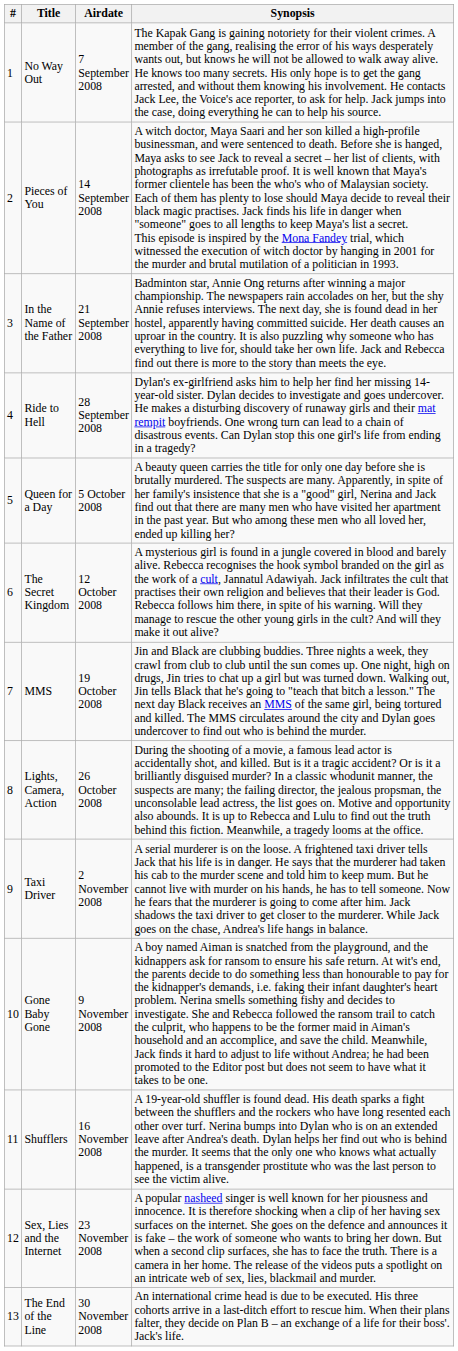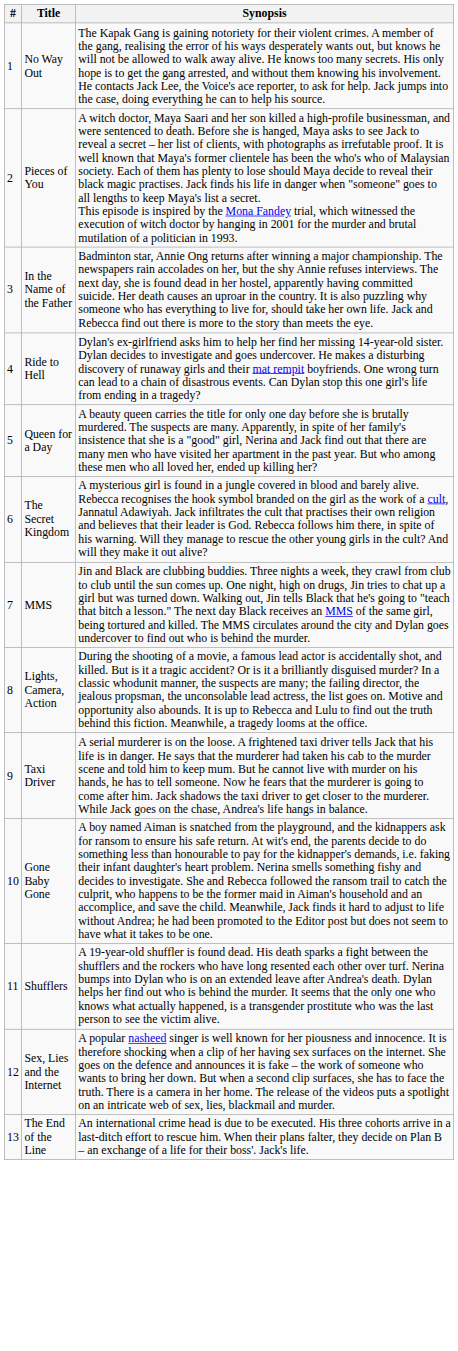- column: (104, 13)
